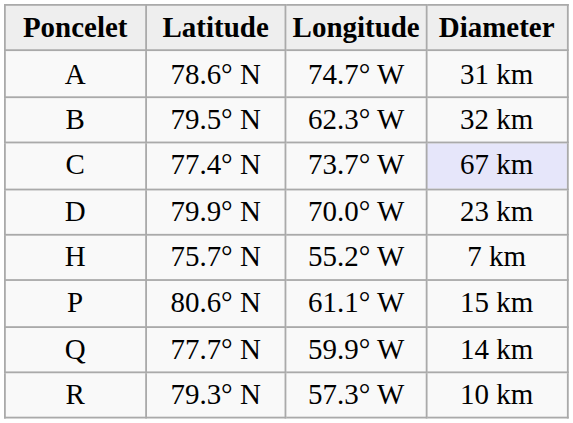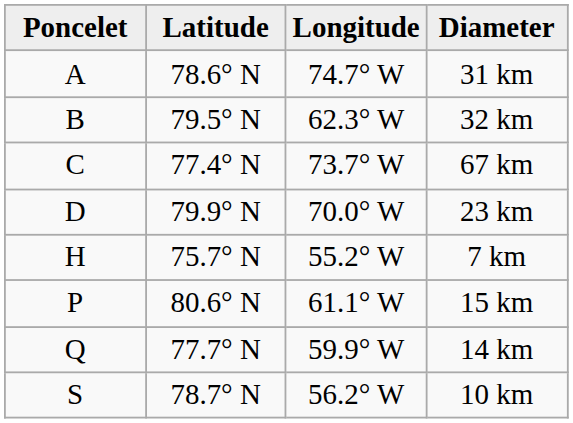(497, 165) lavender background -> (497, 165) no background
- row: (75, 394)
+ row: (75, 394)
